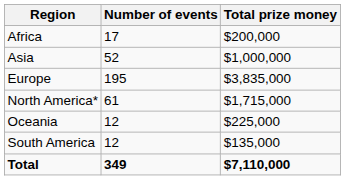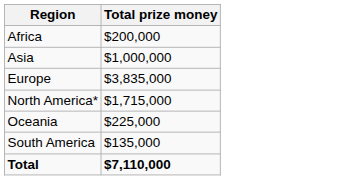- column: (161, 15)
